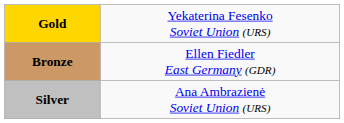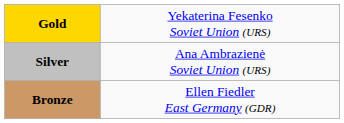rows swapped: (52, 99) <-> (52, 61)
